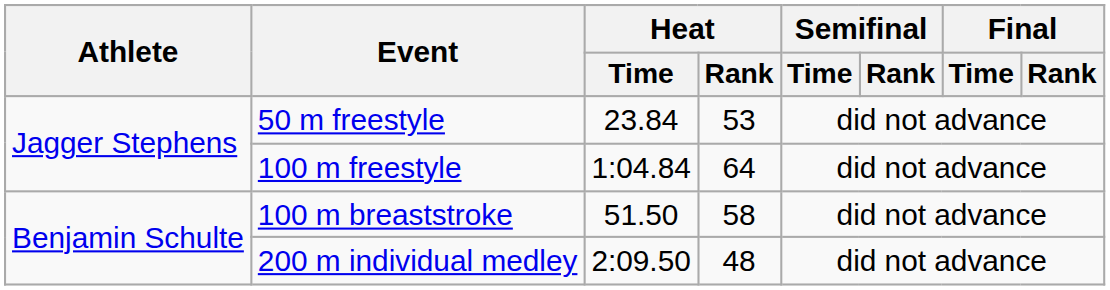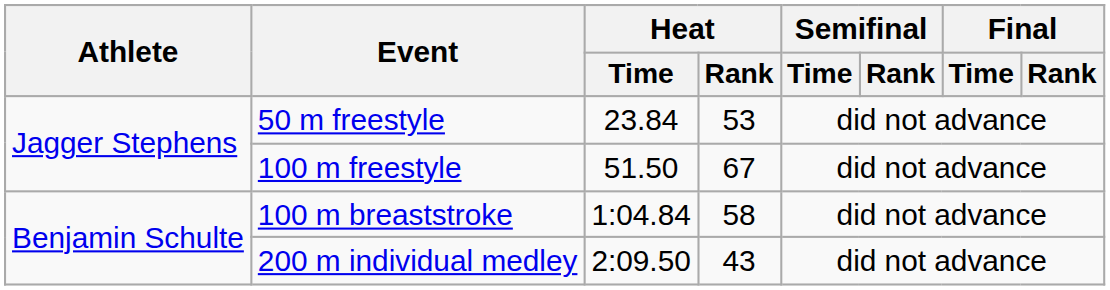(641, 168) 1:04.84 -> (641, 168) 51.50
(739, 168) 64 -> (739, 168) 67
(641, 215) 51.50 -> (641, 215) 1:04.84
(739, 262) 48 -> (739, 262) 43
